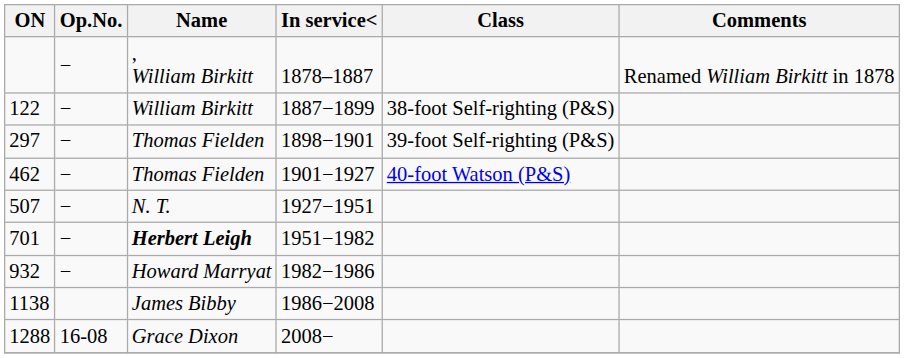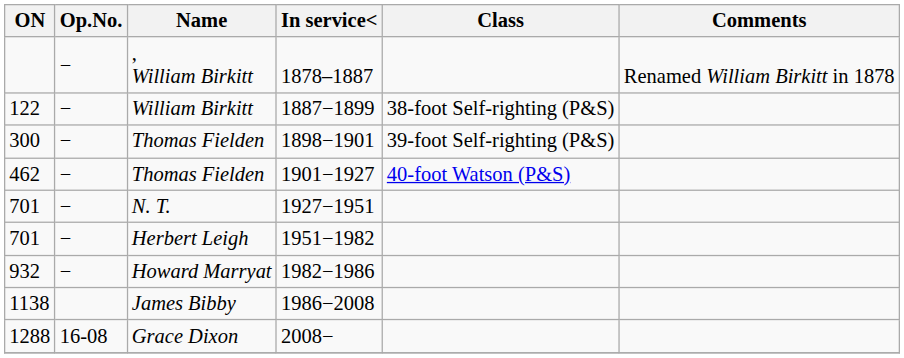(25, 141) 297 -> (25, 141) 300
(25, 206) 507 -> (25, 206) 701
(192, 238) bold -> (190, 238) normal
